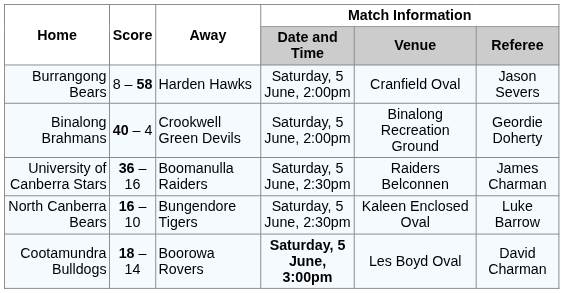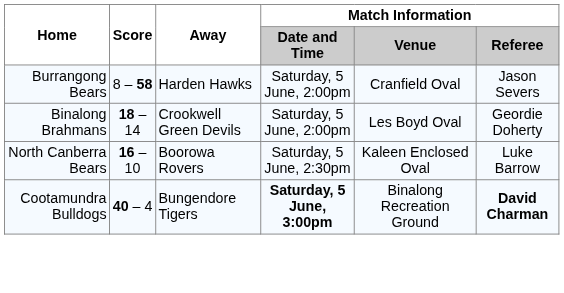(133, 130) 40 – 4 -> (133, 122) 18 – 14
(415, 130) Binalong Recreation Ground -> (415, 122) Les Boyd Oval
- row: (58, 176)
(197, 214) Bungendore Tigers -> (187, 160) Boorowa Rovers
(133, 261) 18 – 14 -> (133, 206) 40 – 4
(187, 261) Boorowa Rovers -> (197, 206) Bungendore Tigers
(415, 261) Les Boyd Oval -> (415, 206) Binalong Recreation Ground
(517, 261) normal -> (517, 206) bold
